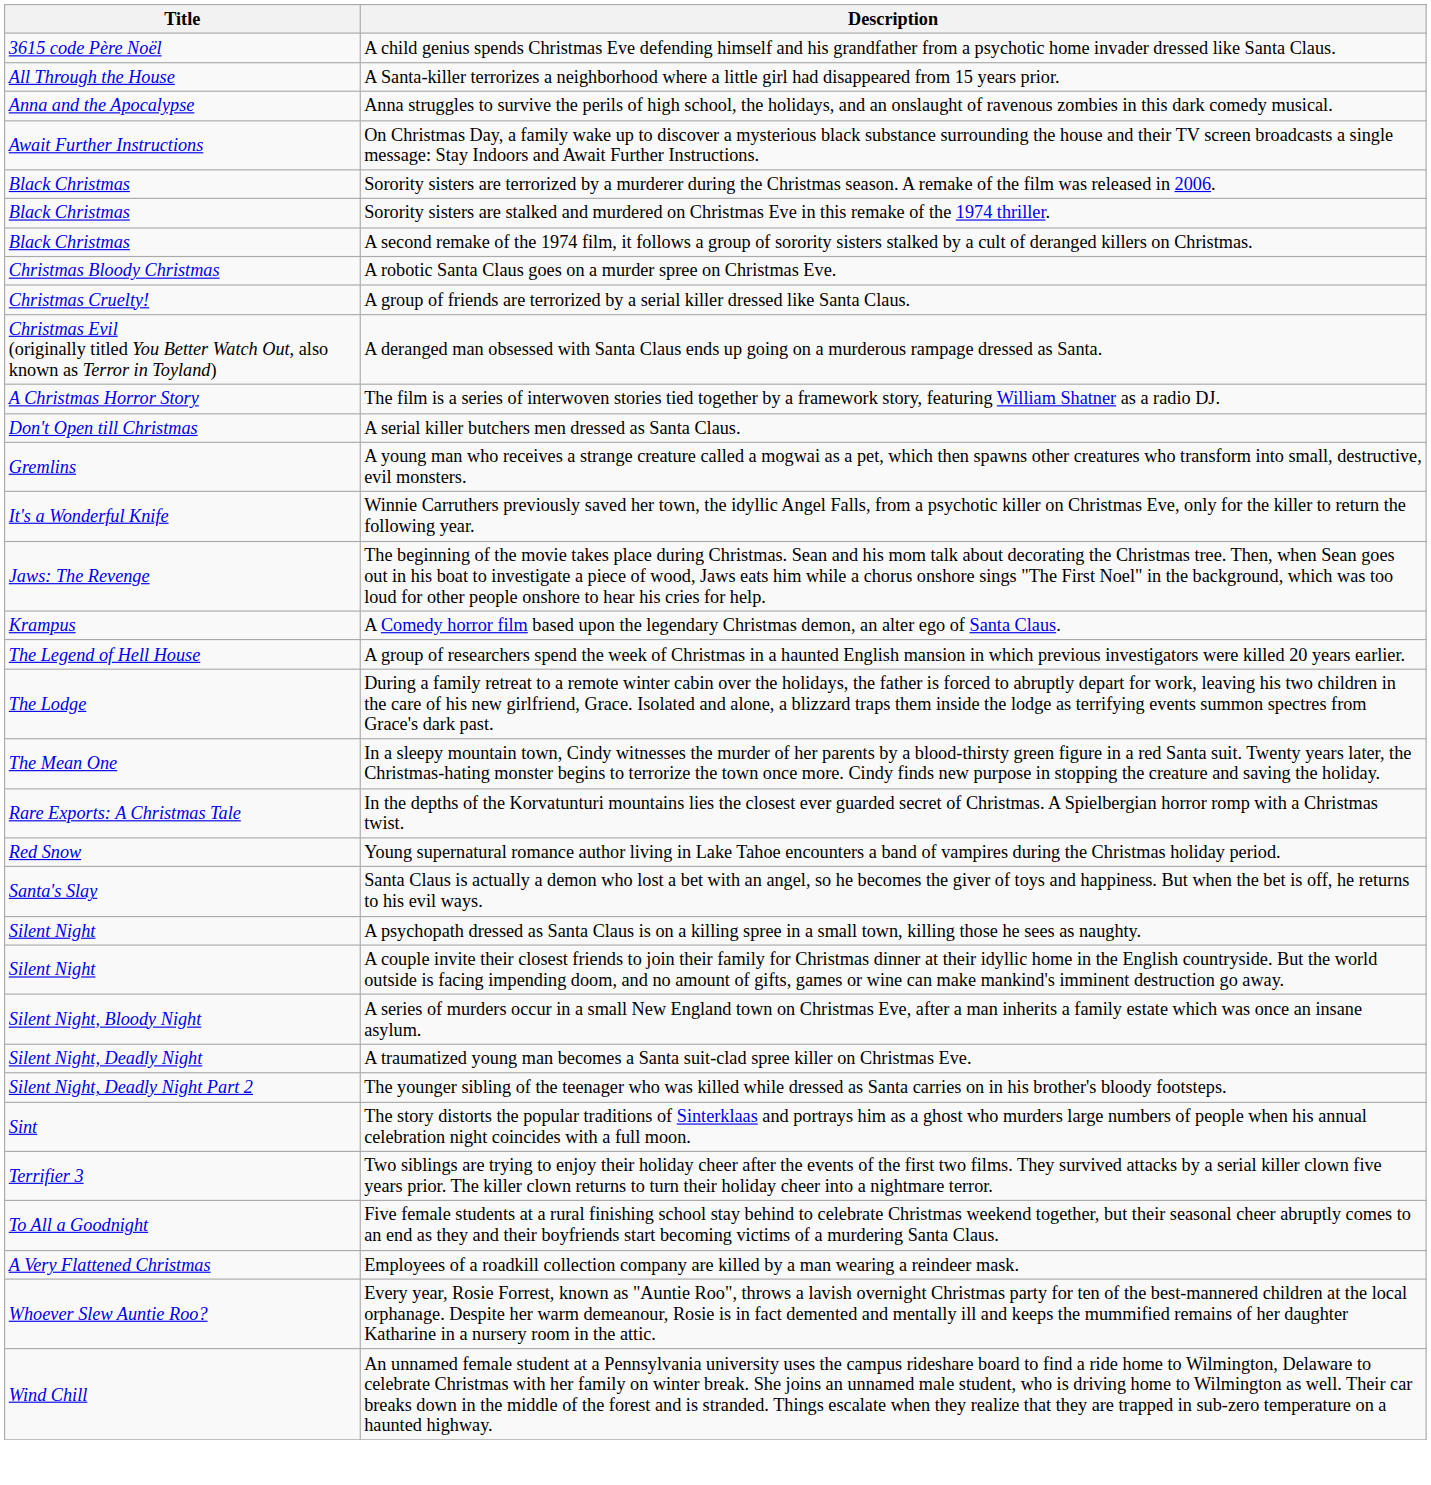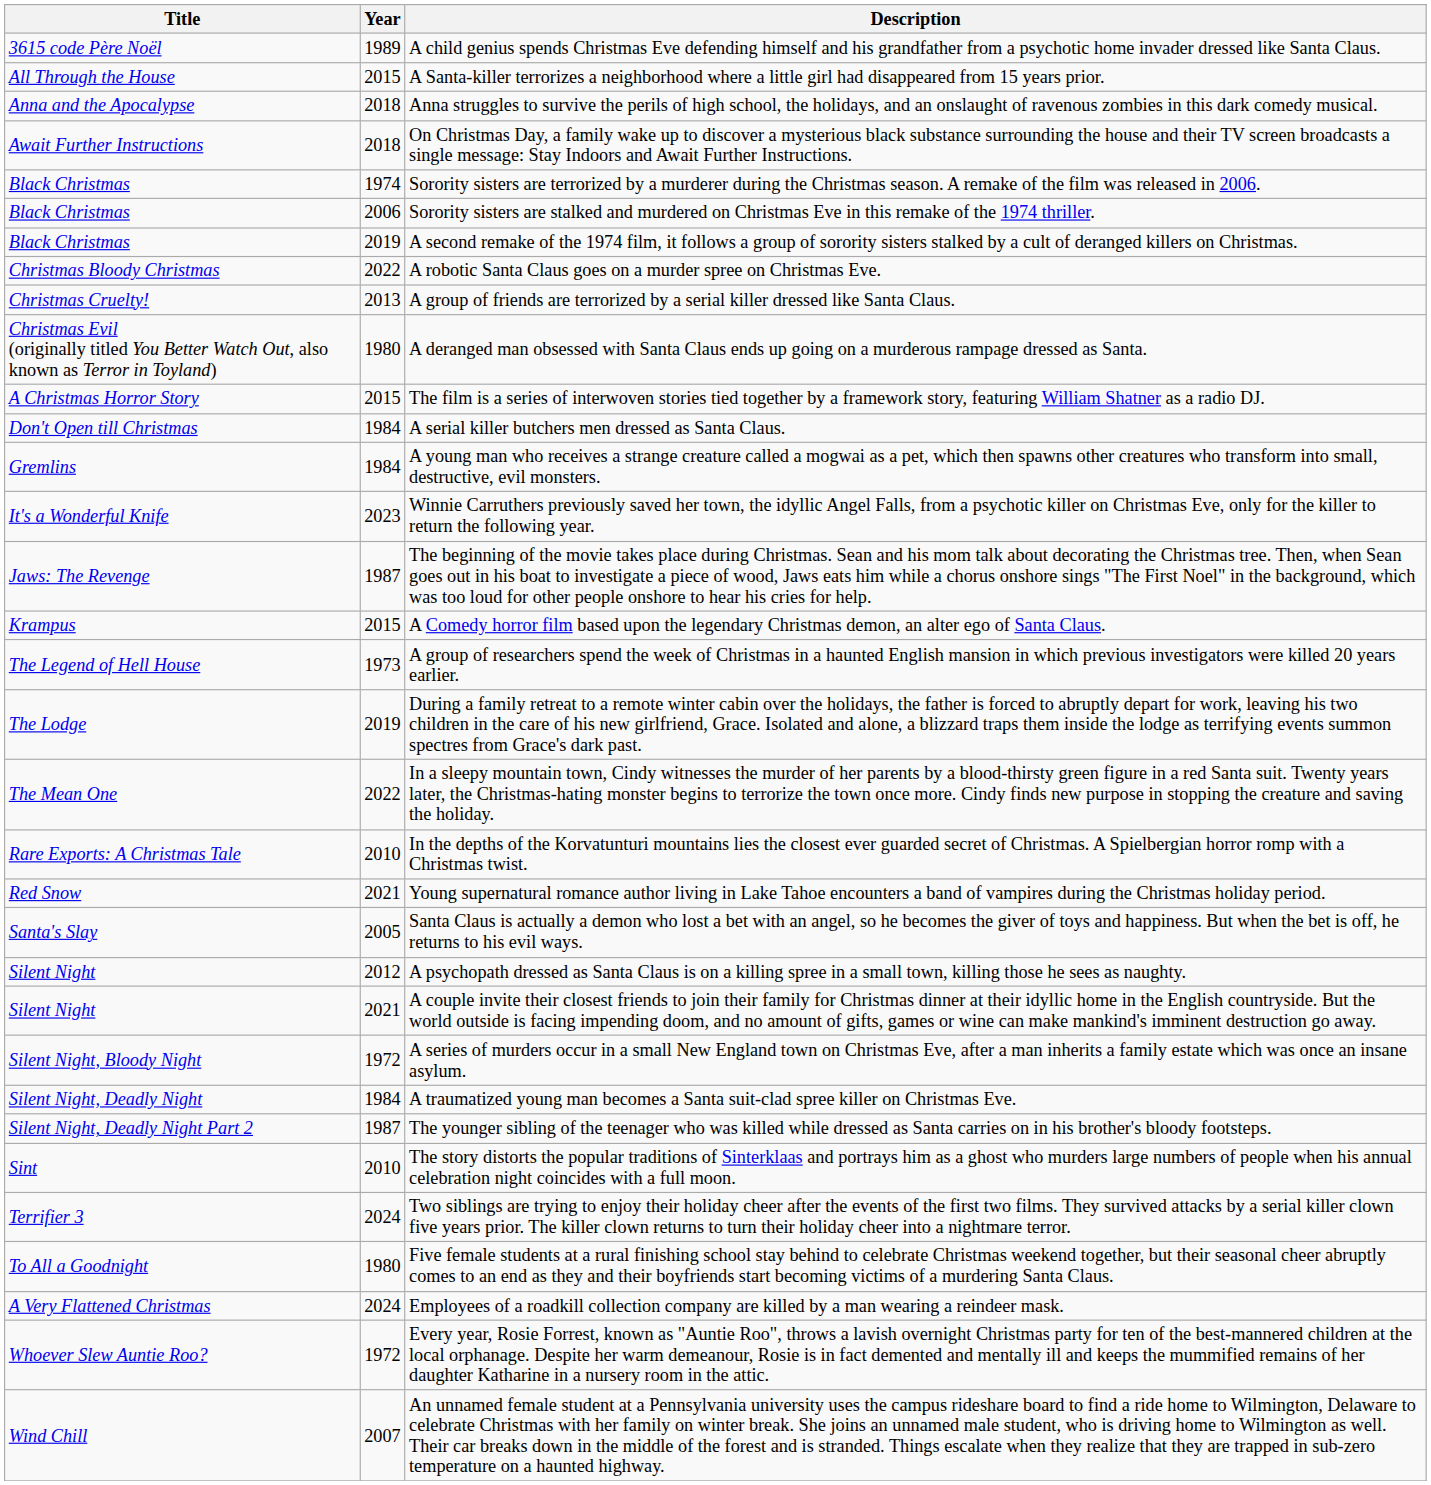+ column: (382, 18)
